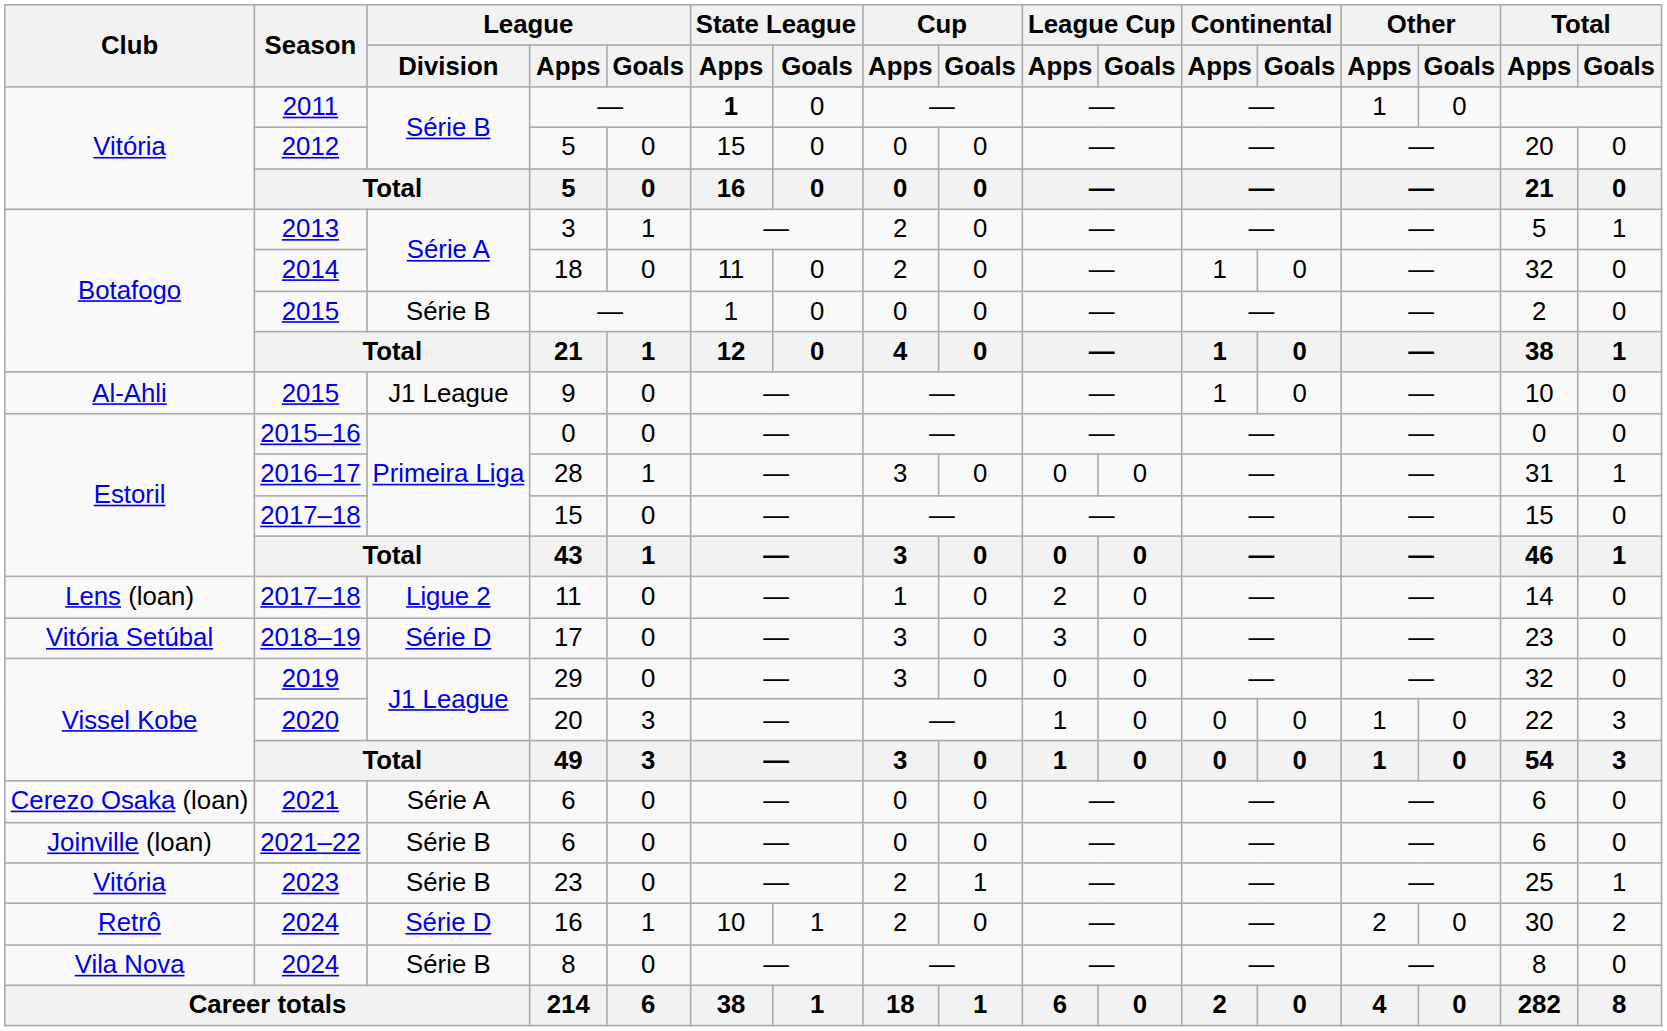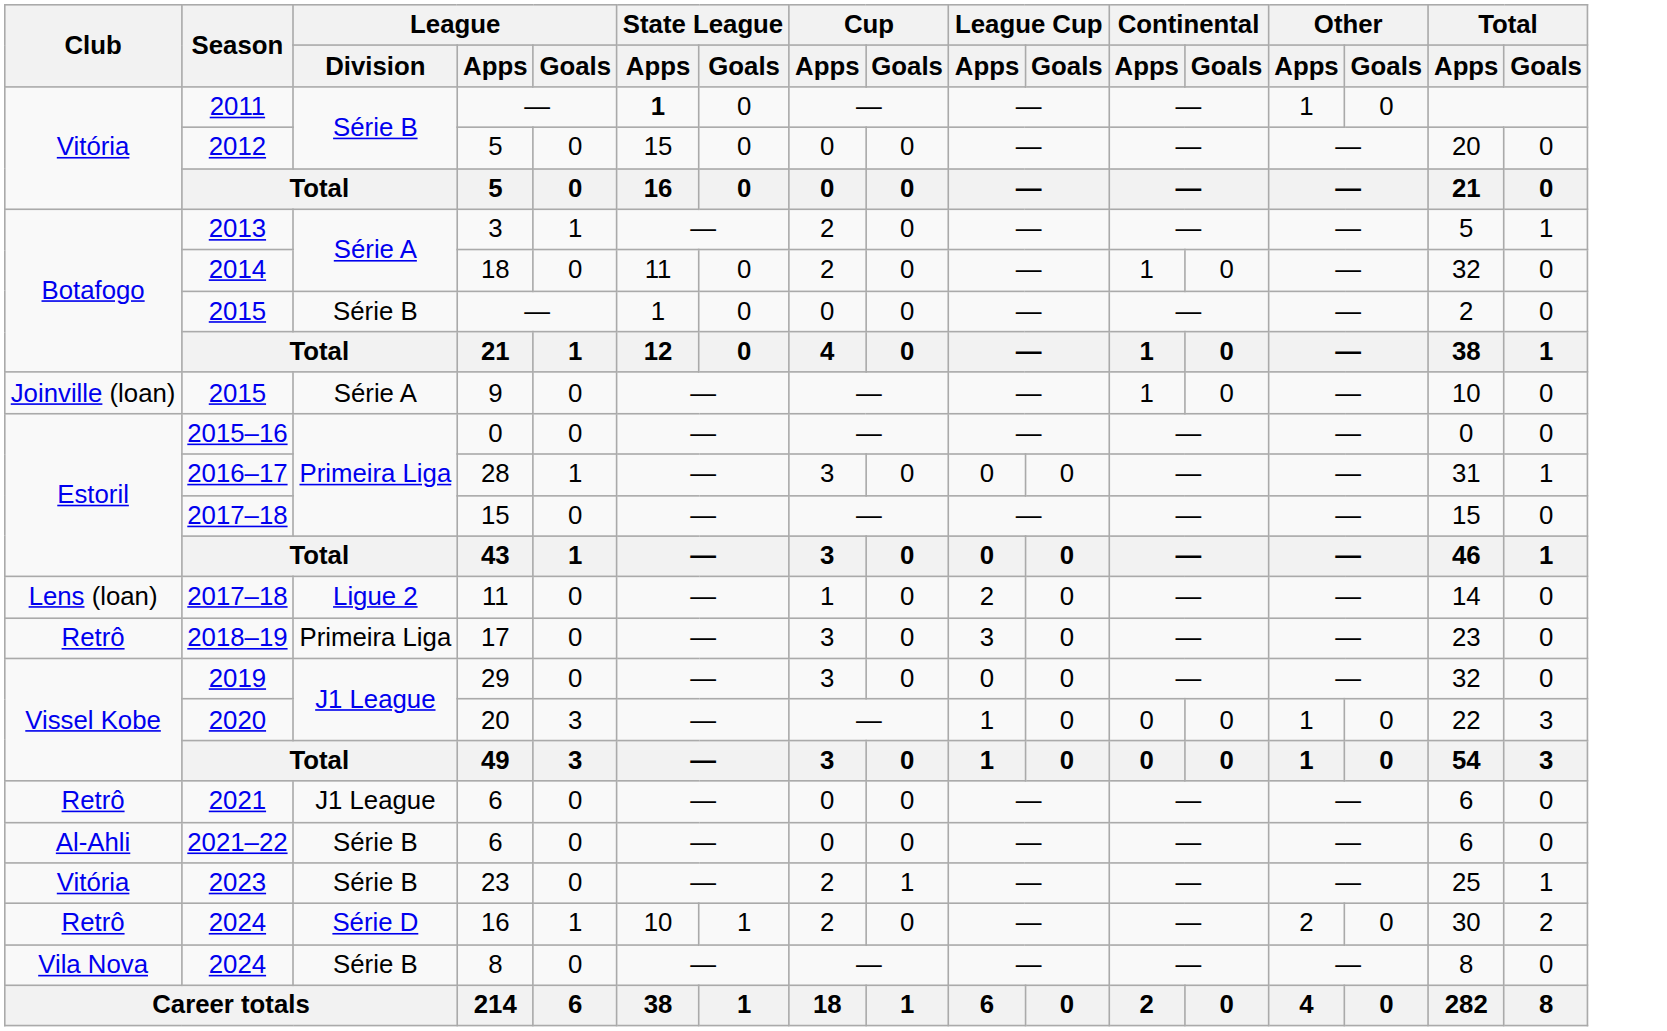(130, 392) Al-Ahli -> (93, 392) Joinville (loan)
(448, 392) J1 League -> (375, 392) Série A
(130, 637) Vitória Setúbal -> (93, 637) Retrô
(448, 637) Série D -> (375, 637) Primeira Liga
(130, 801) Cerezo Osaka (loan) -> (93, 801) Retrô
(448, 801) Série A -> (375, 801) J1 League
(130, 842) Joinville (loan) -> (93, 842) Al-Ahli
